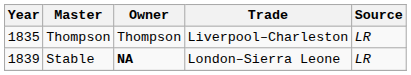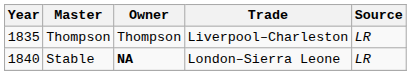(24, 59) 1839 -> (24, 59) 1840
